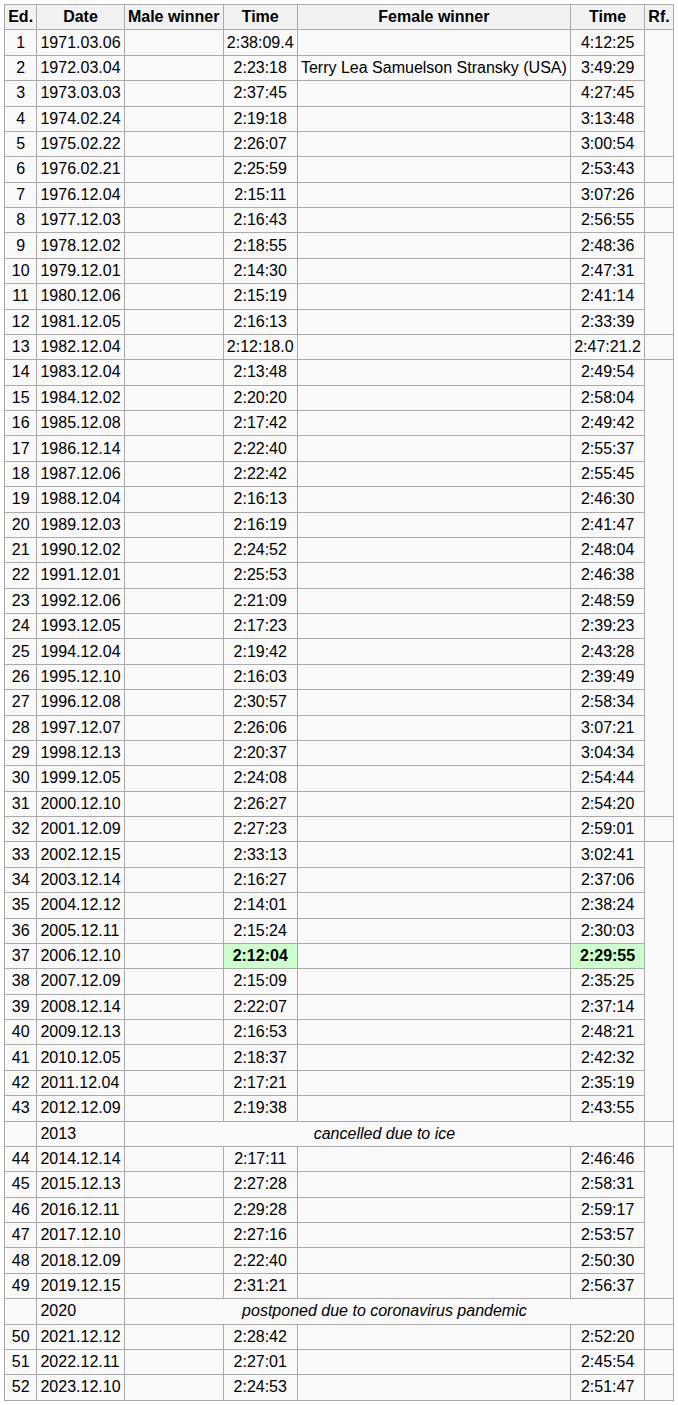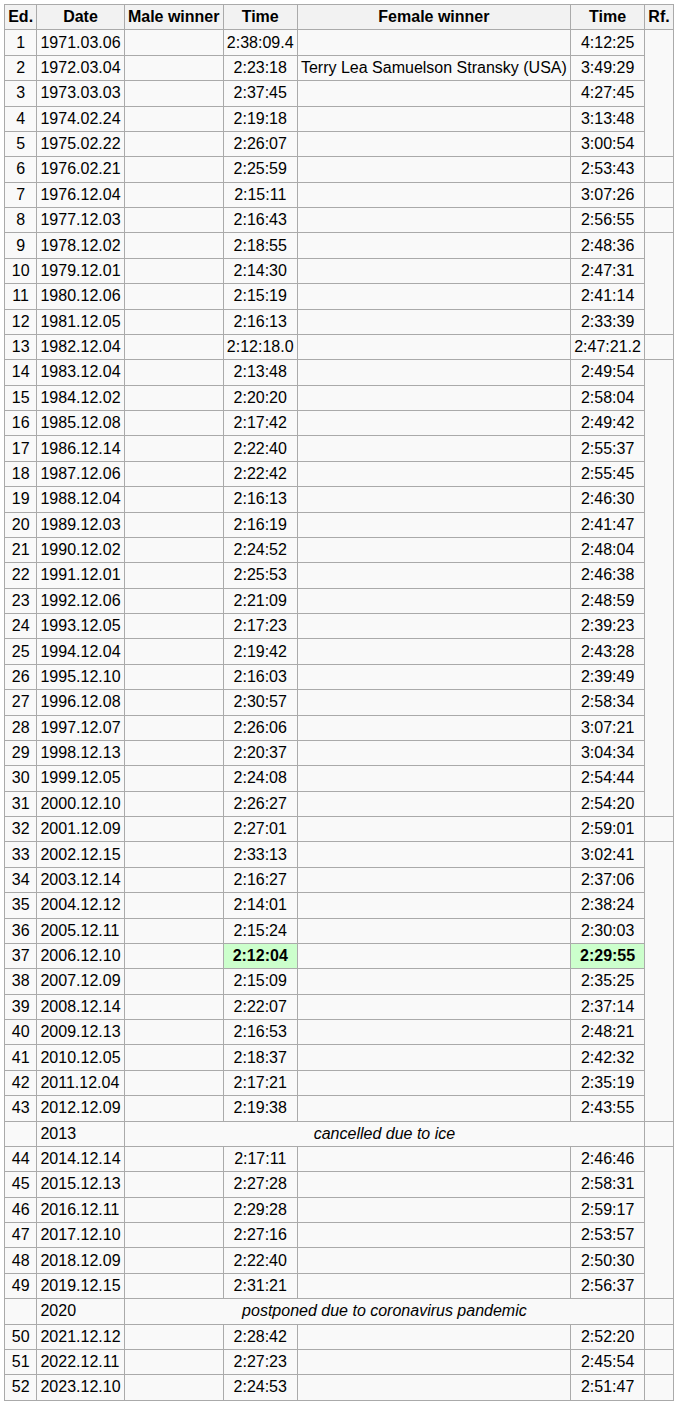(260, 829) 2:27:23 -> (260, 829) 2:27:01
(260, 1362) 2:27:01 -> (260, 1362) 2:27:23
